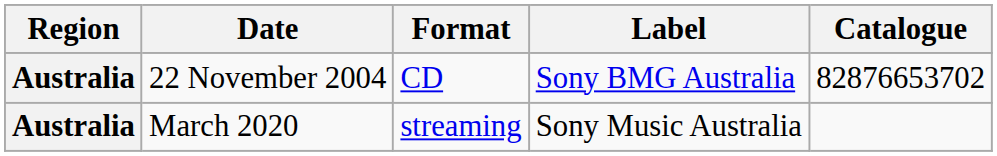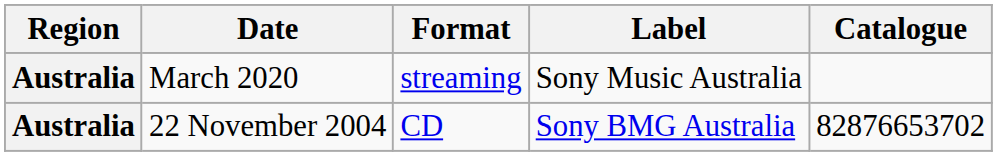rows swapped: (268, 77) <-> (224, 126)
